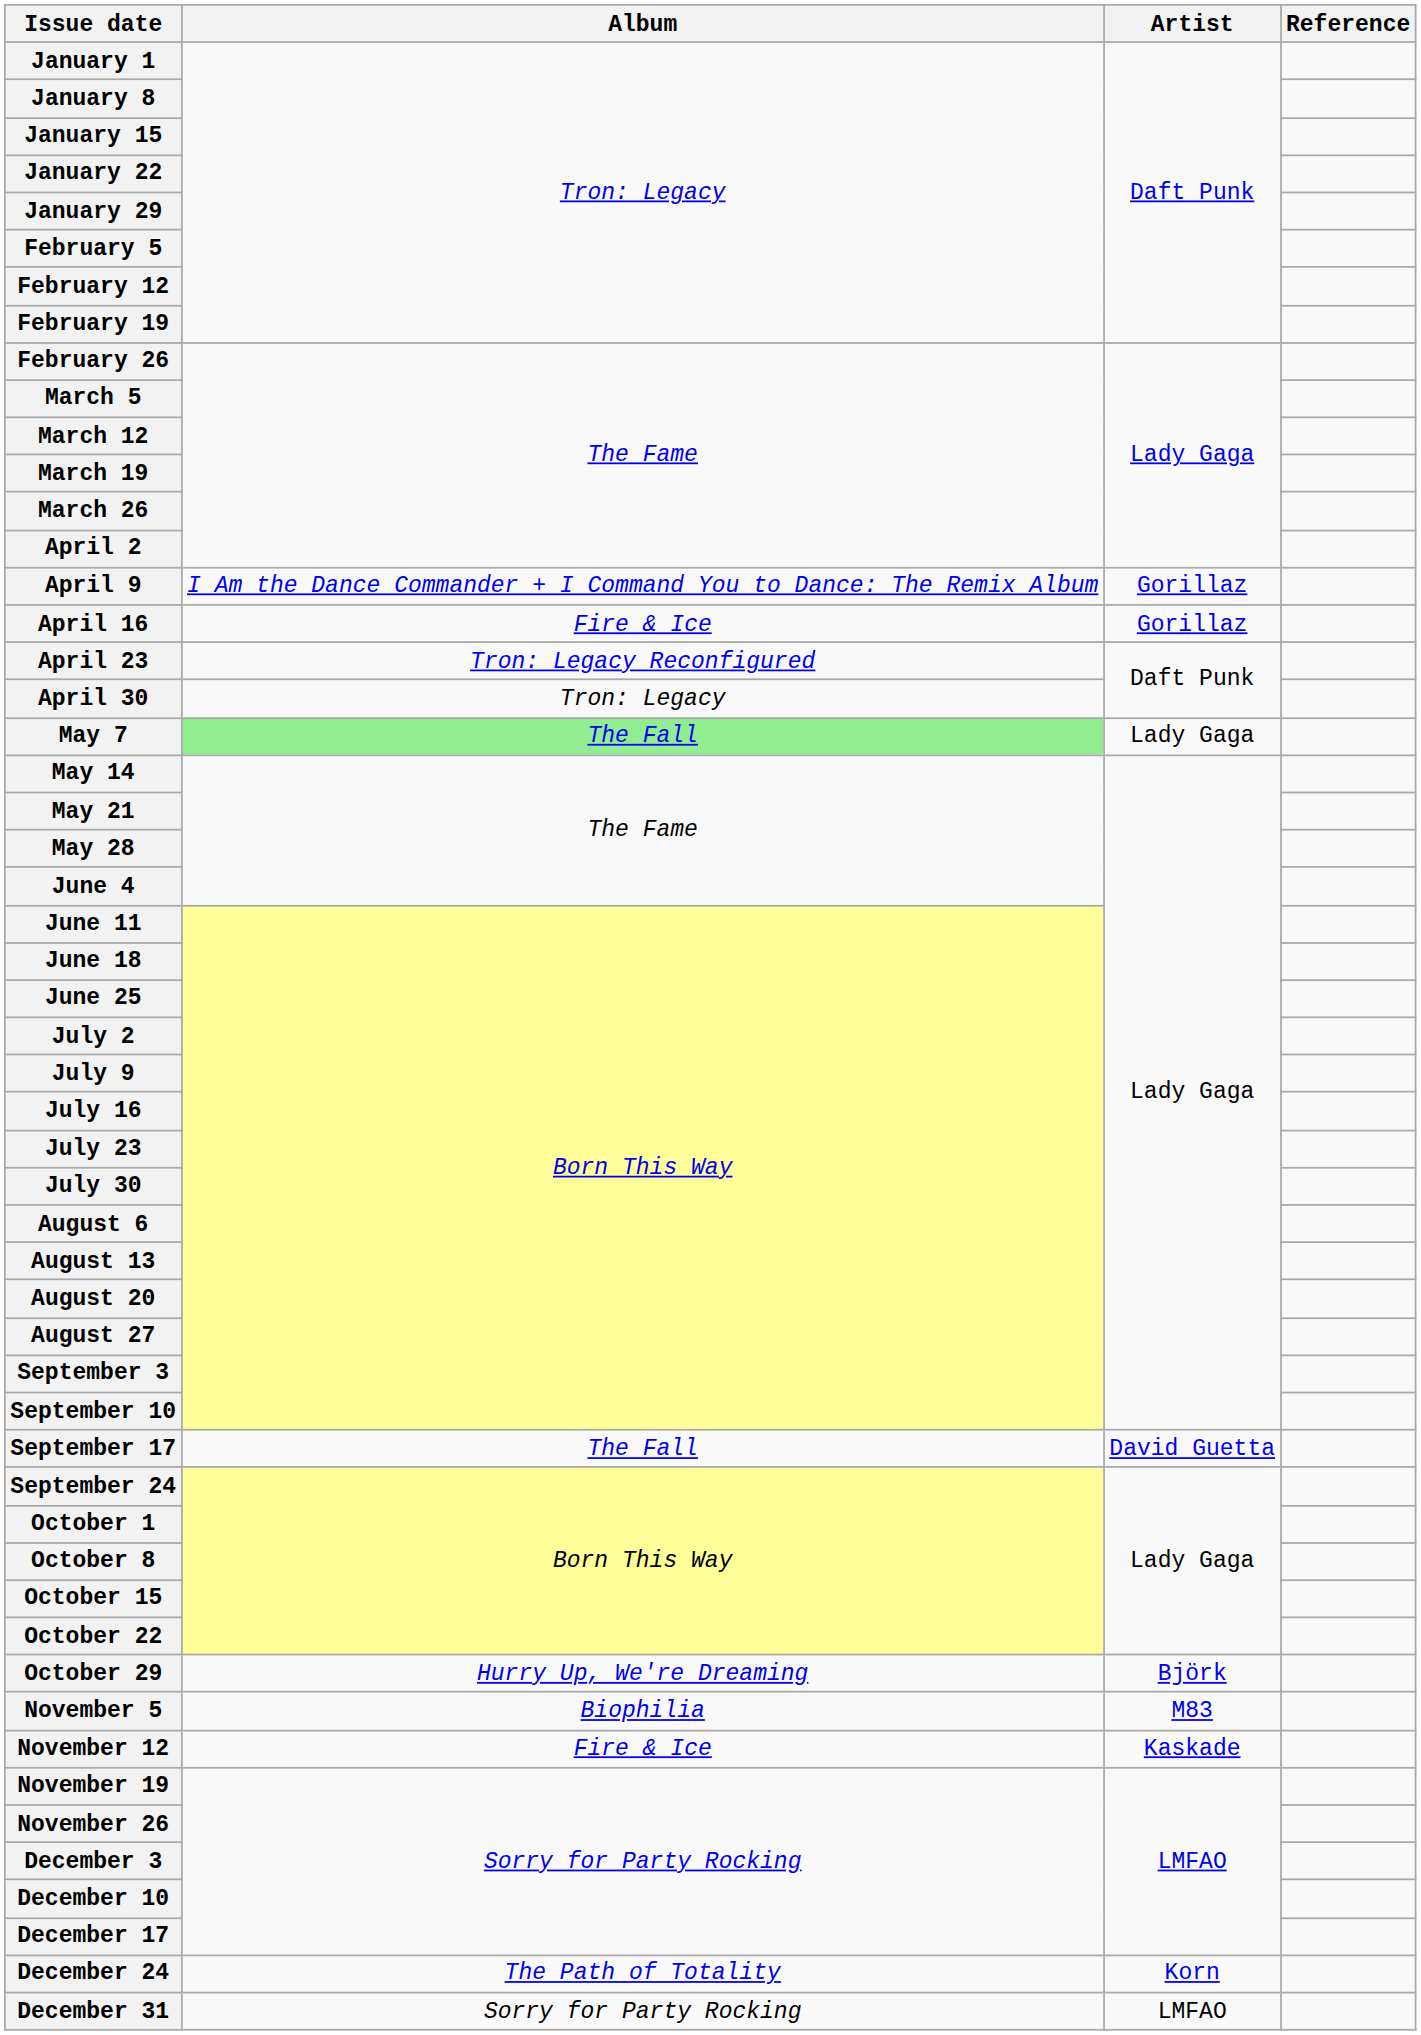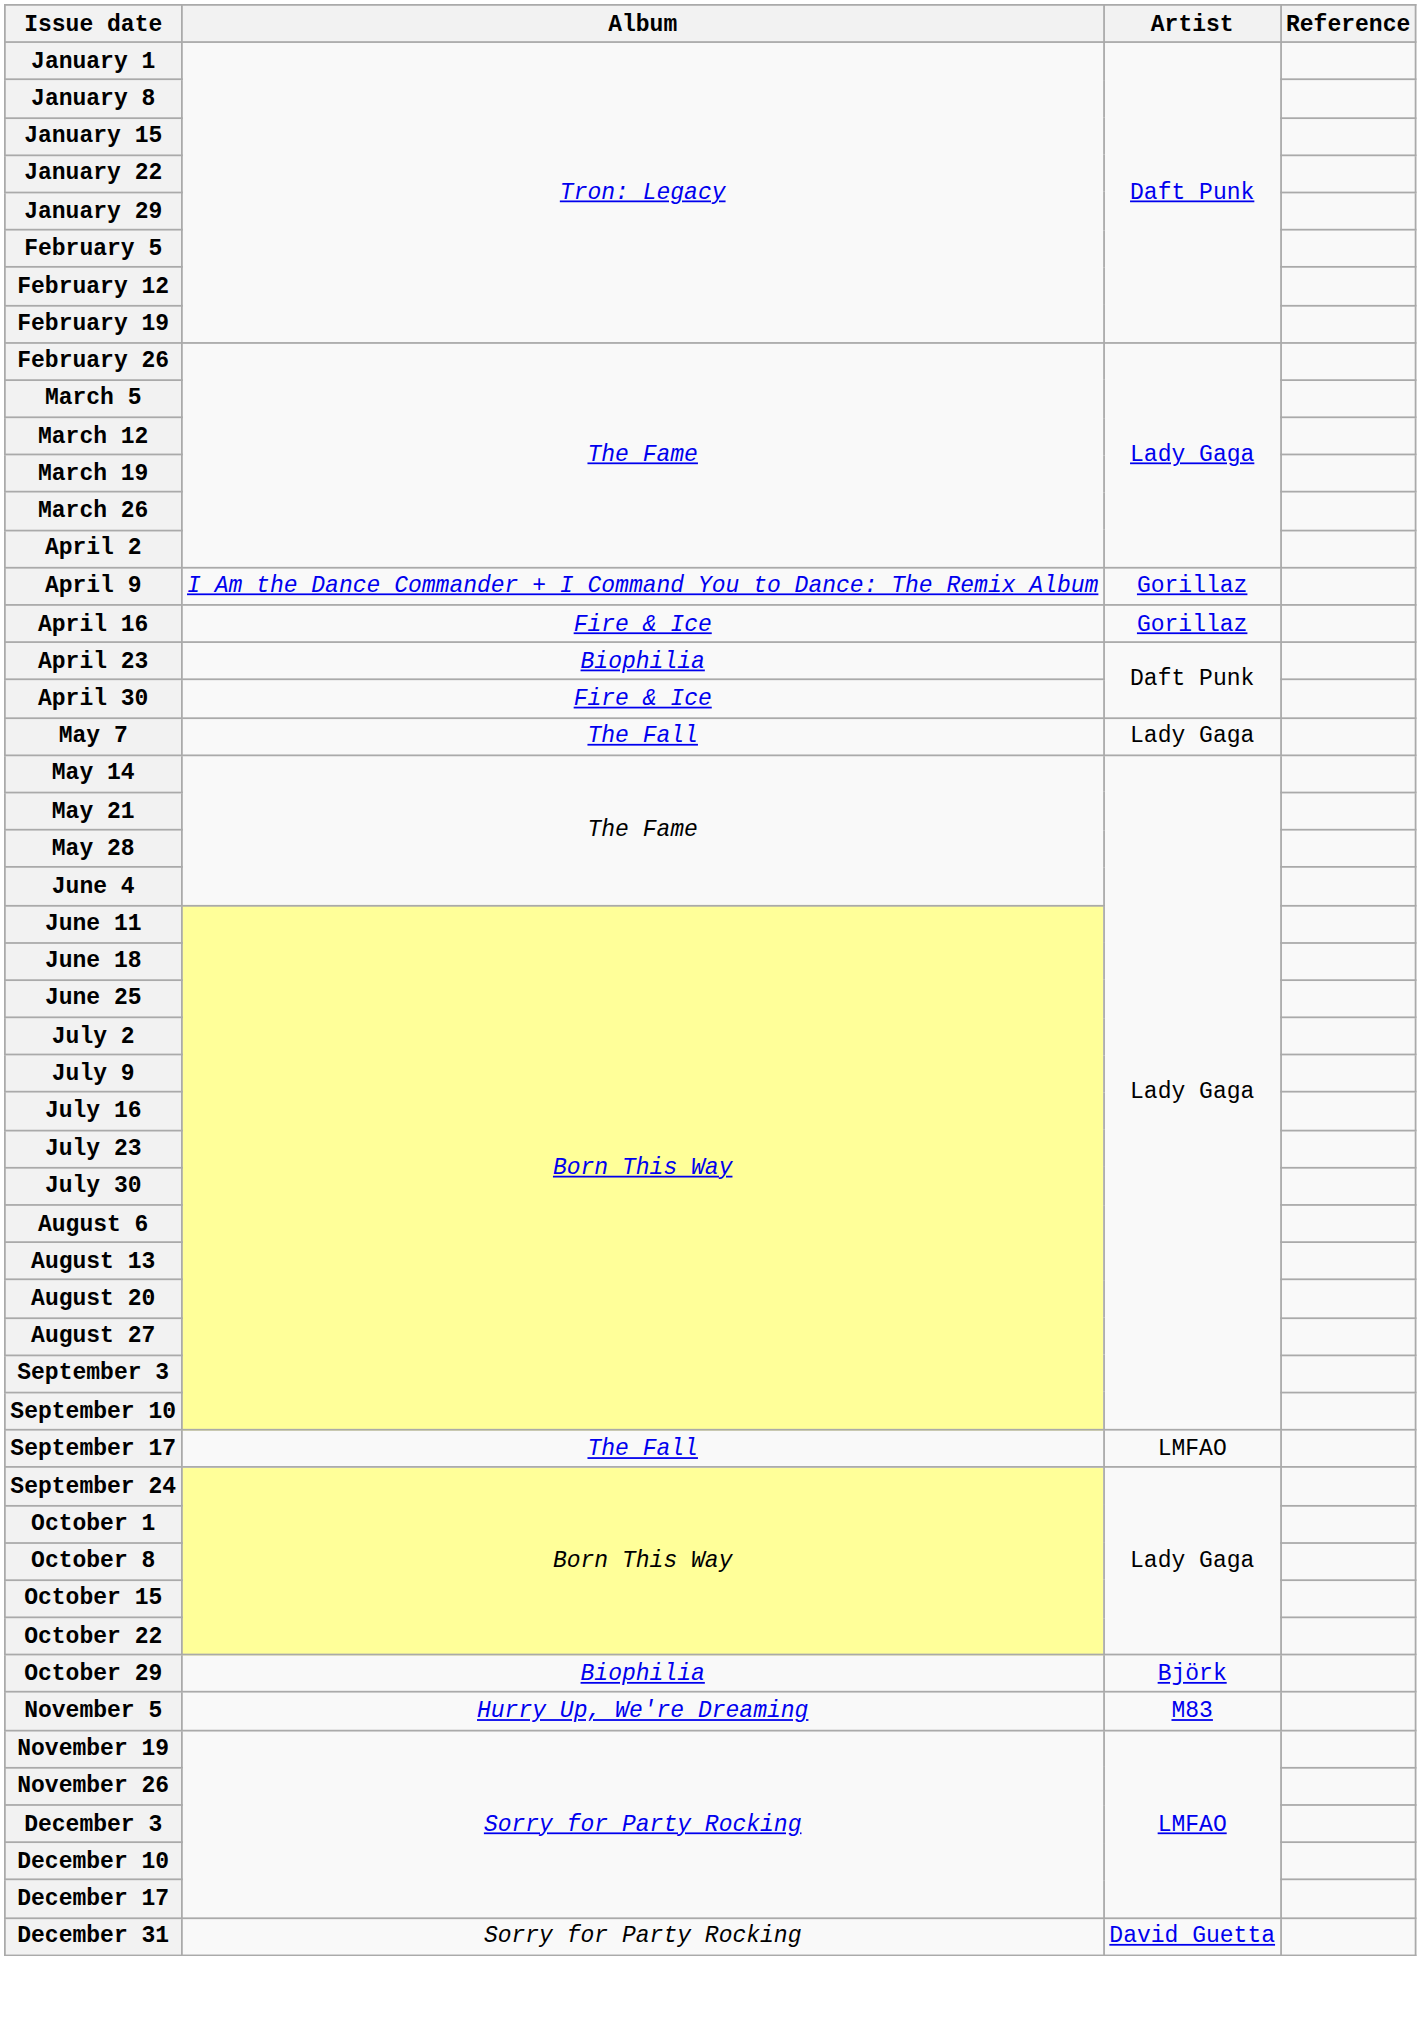(643, 661) Tron: Legacy Reconfigured -> (643, 661) Biophilia
(643, 699) Tron: Legacy -> (643, 699) Fire & Ice
(643, 736) lightgreen background -> (643, 736) no background
(1192, 1449) David Guetta -> (1192, 1449) LMFAO
(643, 1674) Hurry Up, We're Dreaming -> (643, 1674) Biophilia
(643, 1711) Biophilia -> (643, 1711) Hurry Up, We're Dreaming
- row: (93, 1749)
- row: (93, 1974)
(1192, 2011) LMFAO -> (1192, 1936) David Guetta
